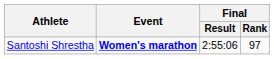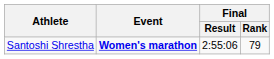(255, 46) 97 -> (255, 46) 79
